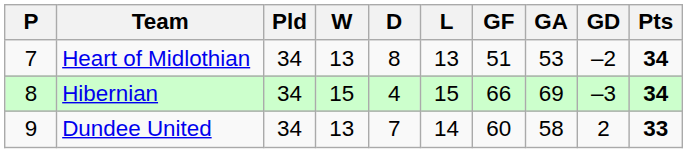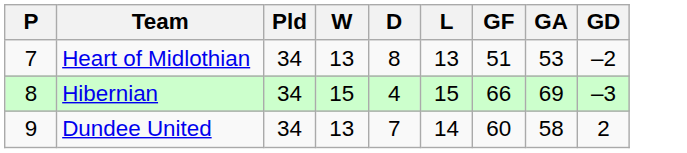- column: (656, 22)
